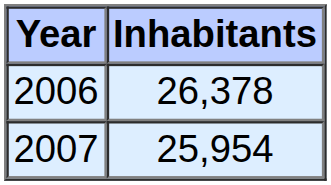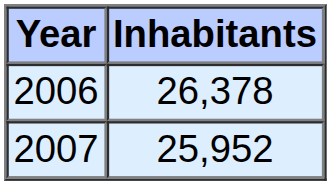(215, 149) 25,954 -> (215, 149) 25,952
